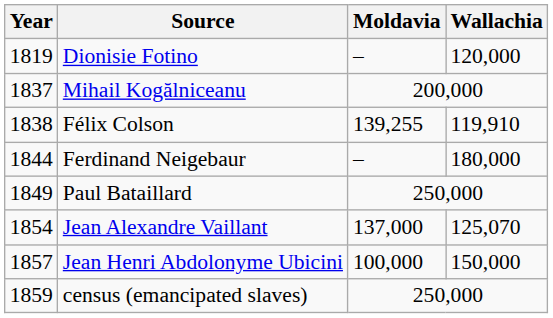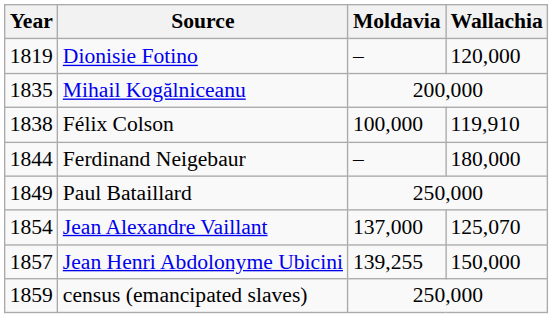(31, 90) 1837 -> (31, 90) 1835
(388, 124) 139,255 -> (388, 124) 100,000
(388, 261) 100,000 -> (388, 261) 139,255
